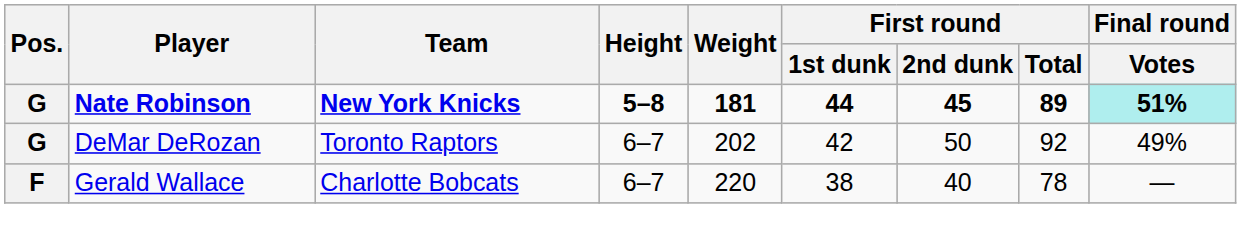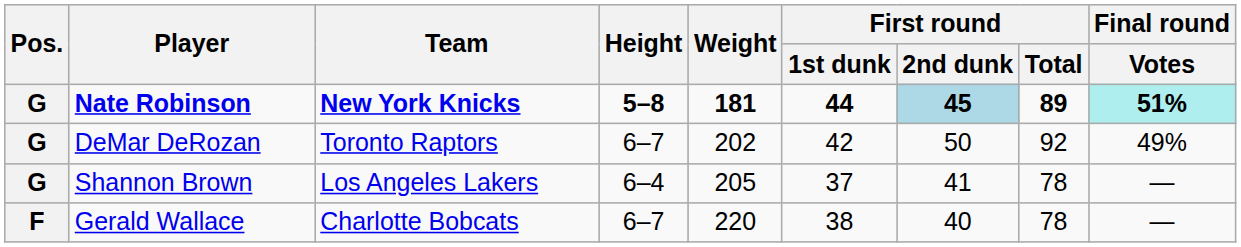(958, 103) no background -> (958, 103) lightblue background
+ row: (164, 182)
